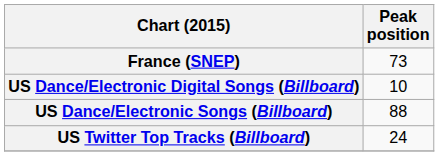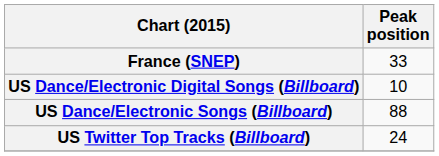(398, 61) 73 -> (398, 61) 33
